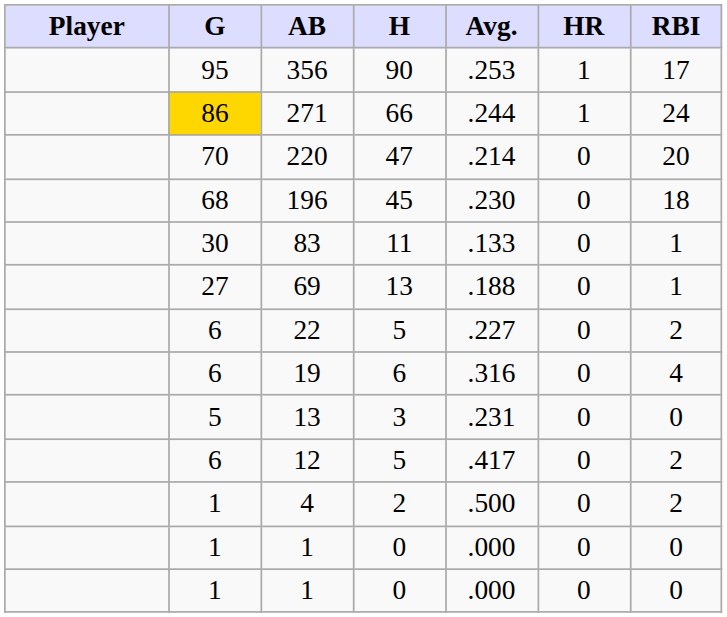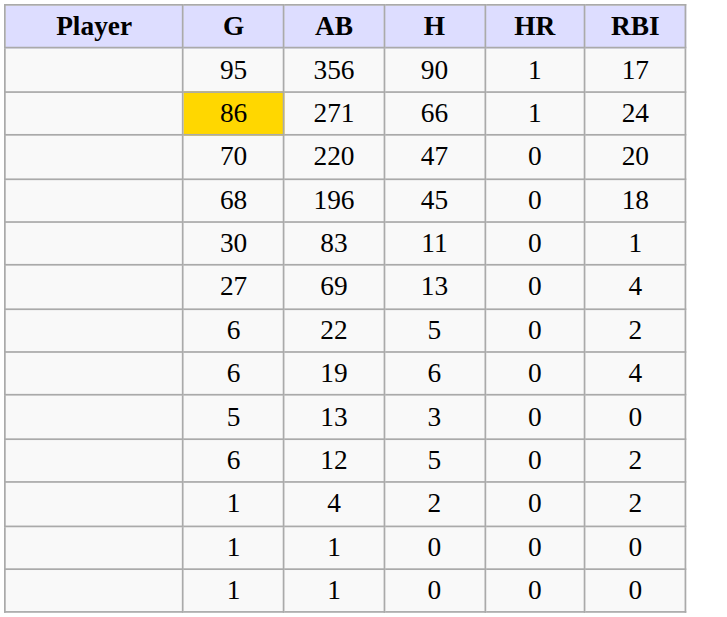- column: (492, 26)
(676, 286) 1 -> (635, 286) 4
